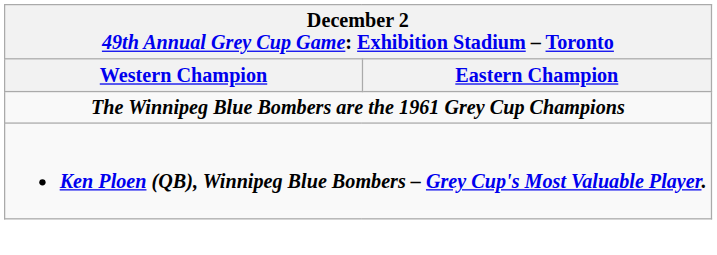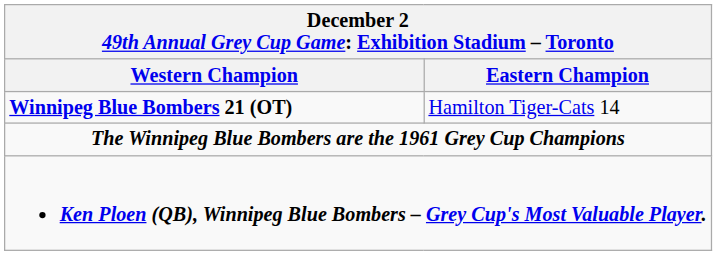+ row: (151, 107)
